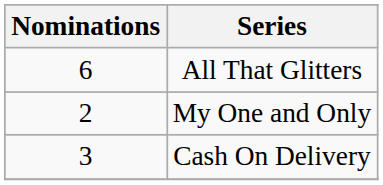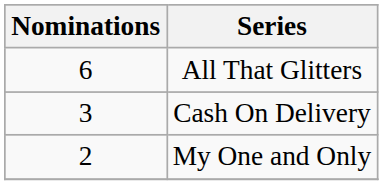rows swapped: (272, 156) <-> (272, 112)
